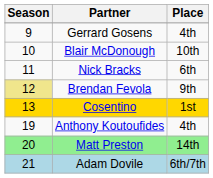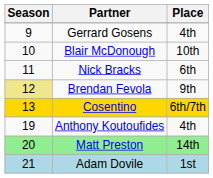(188, 107) 1st -> (188, 107) 6th/7th
(188, 164) 6th/7th -> (188, 164) 1st
